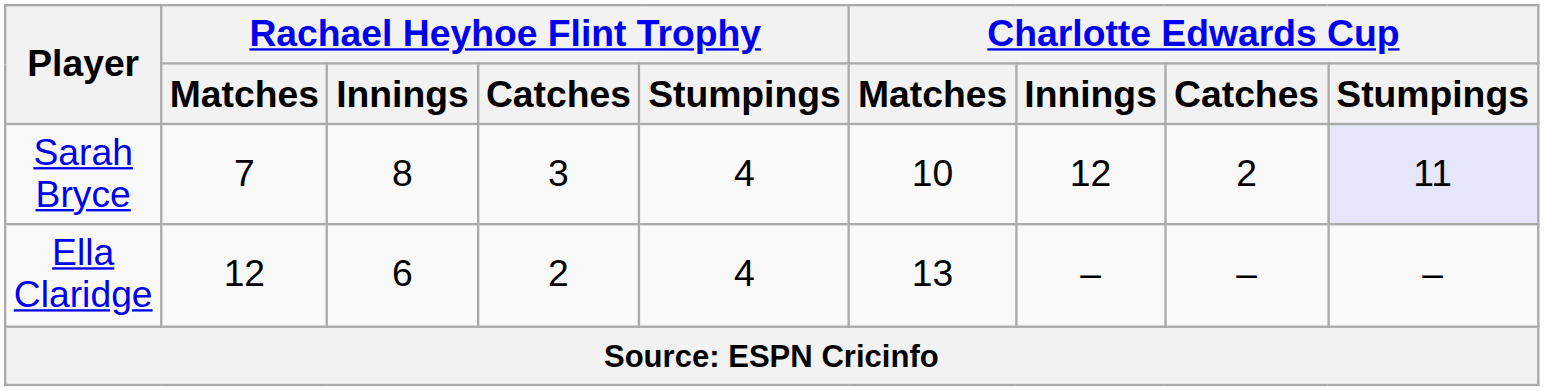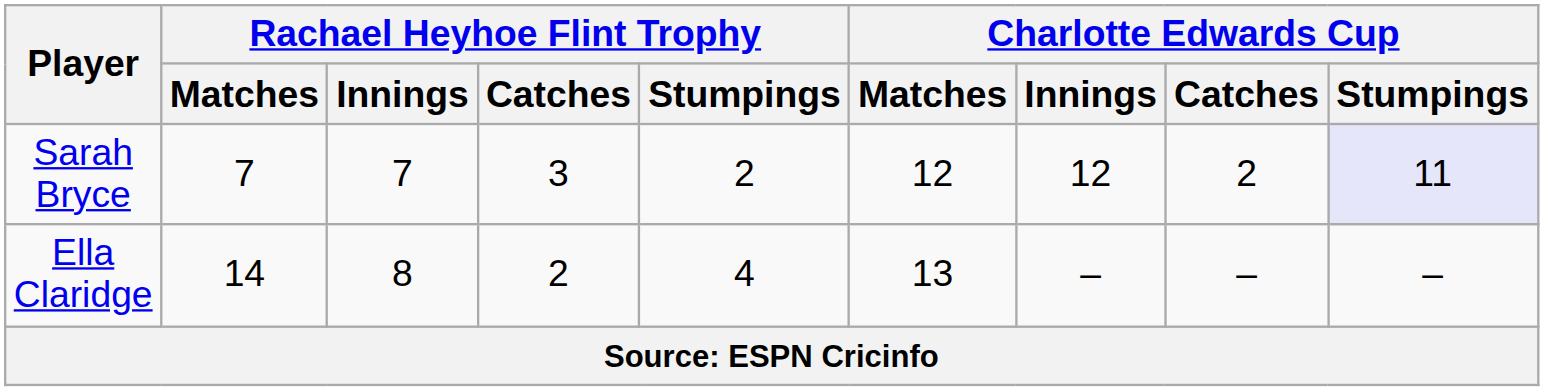(402, 173) 8 -> (402, 173) 7
(744, 173) 4 -> (744, 173) 2
(933, 173) 10 -> (933, 173) 12
(244, 274) 12 -> (244, 274) 14
(402, 274) 6 -> (402, 274) 8
